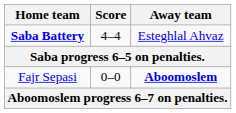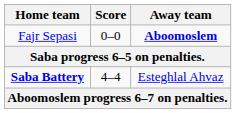rows swapped: (47, 35) <-> (47, 77)
